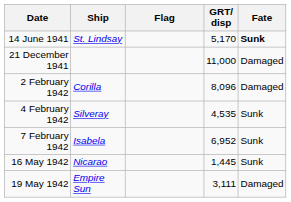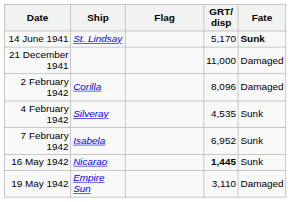(224, 162) normal -> (224, 162) bold
(224, 183) 3,111 -> (224, 183) 3,110
